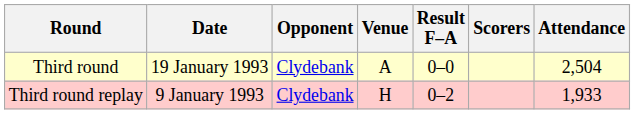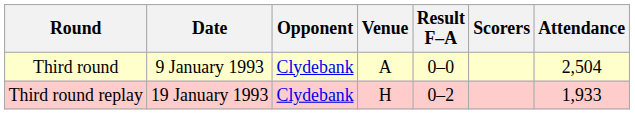(210, 66) 19 January 1993 -> (210, 66) 9 January 1993
(210, 94) 9 January 1993 -> (210, 94) 19 January 1993
